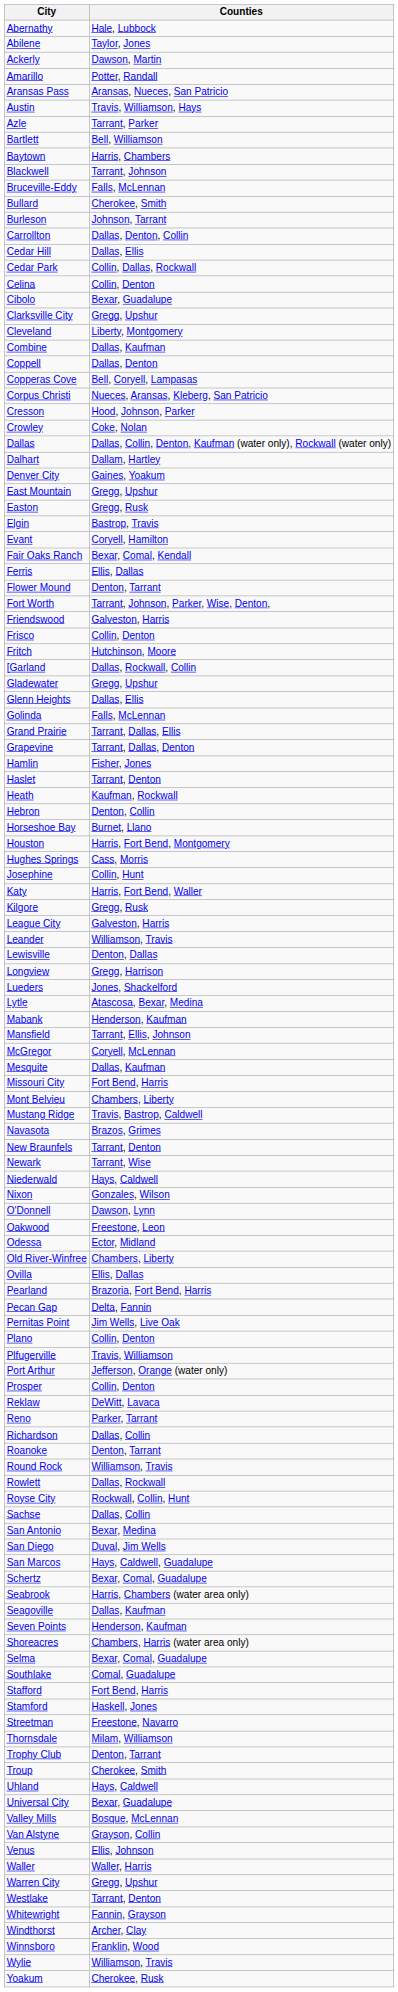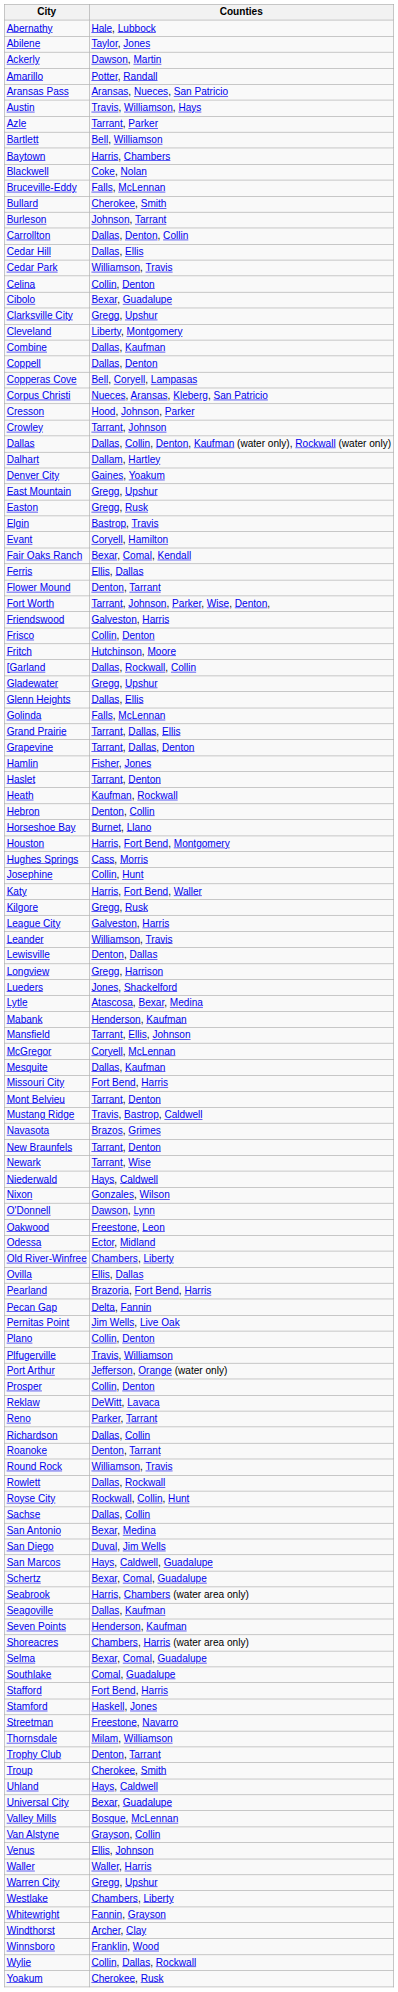(129, 172) Tarrant, Johnson -> (119, 172) Coke, Nolan
(144, 268) Collin, Dallas, Rockwall -> (132, 268) Williamson, Travis
(119, 428) Coke, Nolan -> (129, 428) Tarrant, Johnson
(133, 1099) Chambers, Liberty -> (126, 1099) Tarrant, Denton
(126, 1898) Tarrant, Denton -> (133, 1898) Chambers, Liberty
(132, 1962) Williamson, Travis -> (144, 1962) Collin, Dallas, Rockwall
